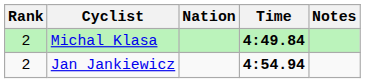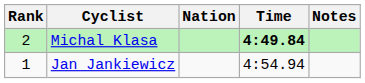(26, 65) 2 -> (26, 65) 1
(274, 65) bold -> (274, 65) normal
